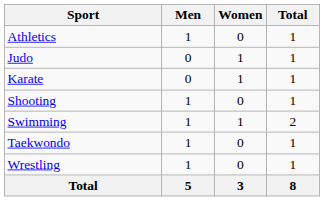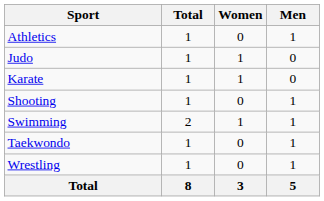columns swapped: (188, 15) <-> (293, 15)
